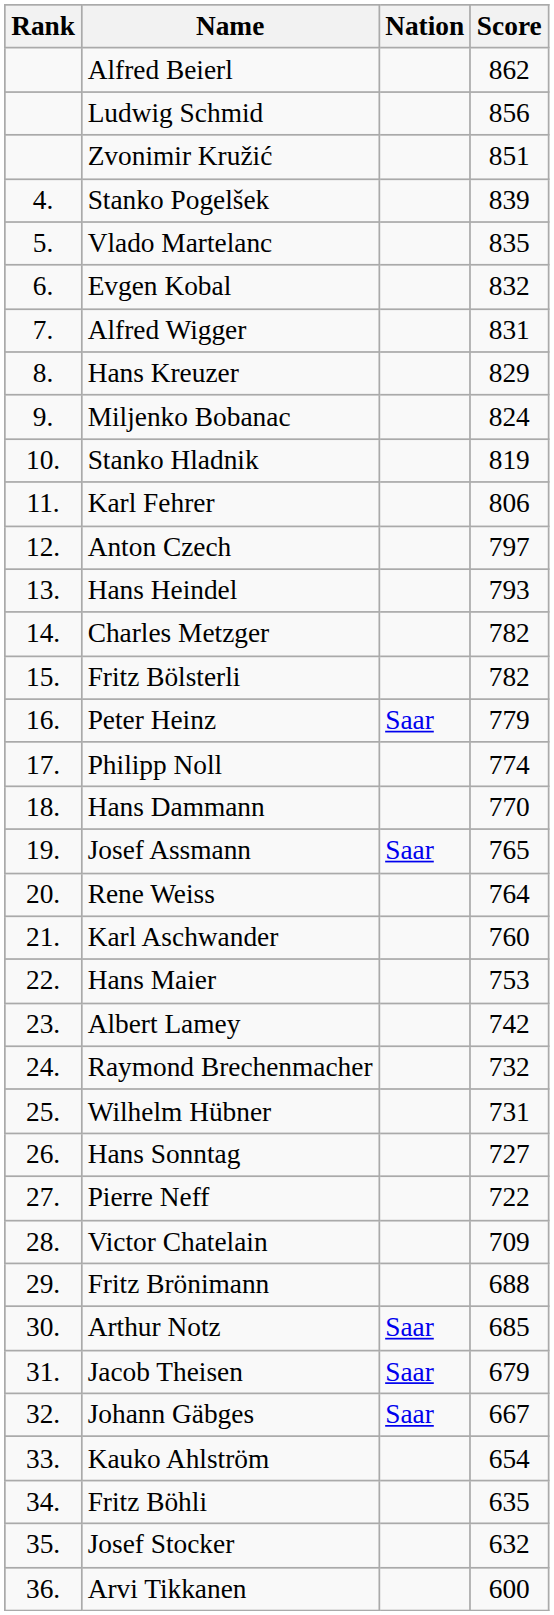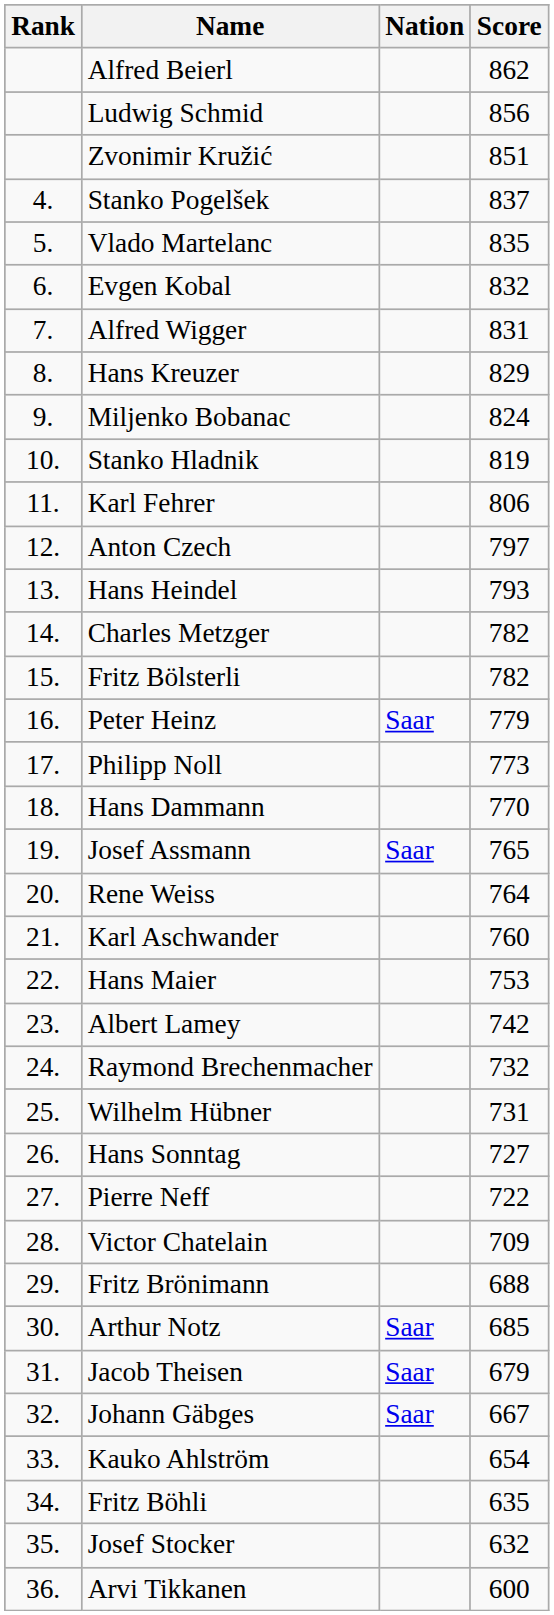(509, 199) 839 -> (509, 199) 837
(509, 763) 774 -> (509, 763) 773
